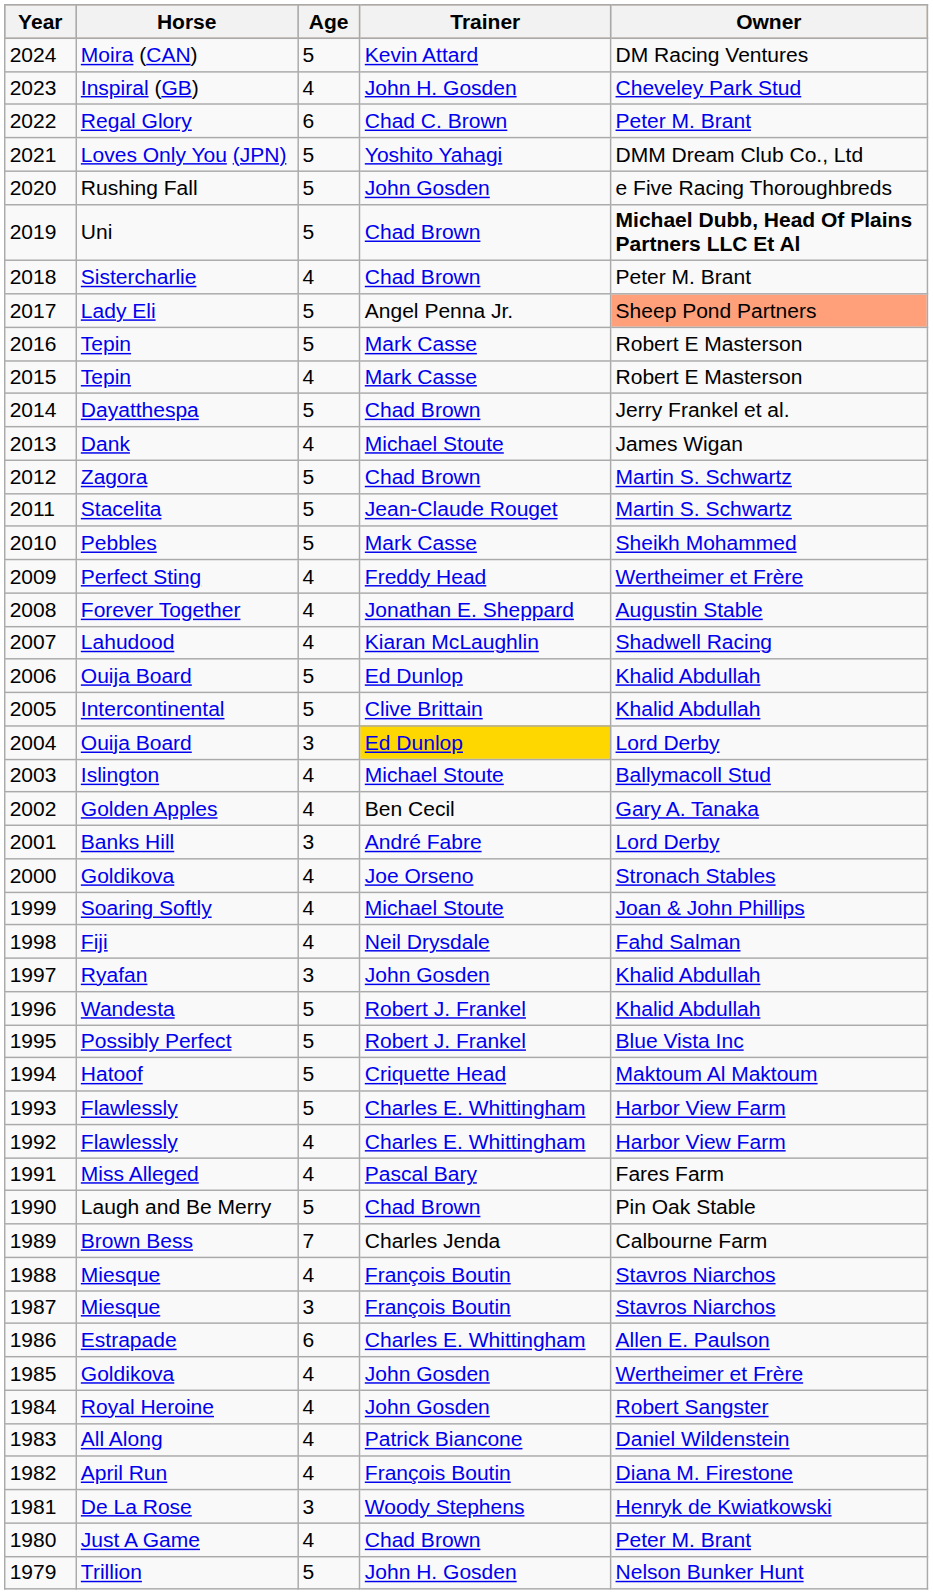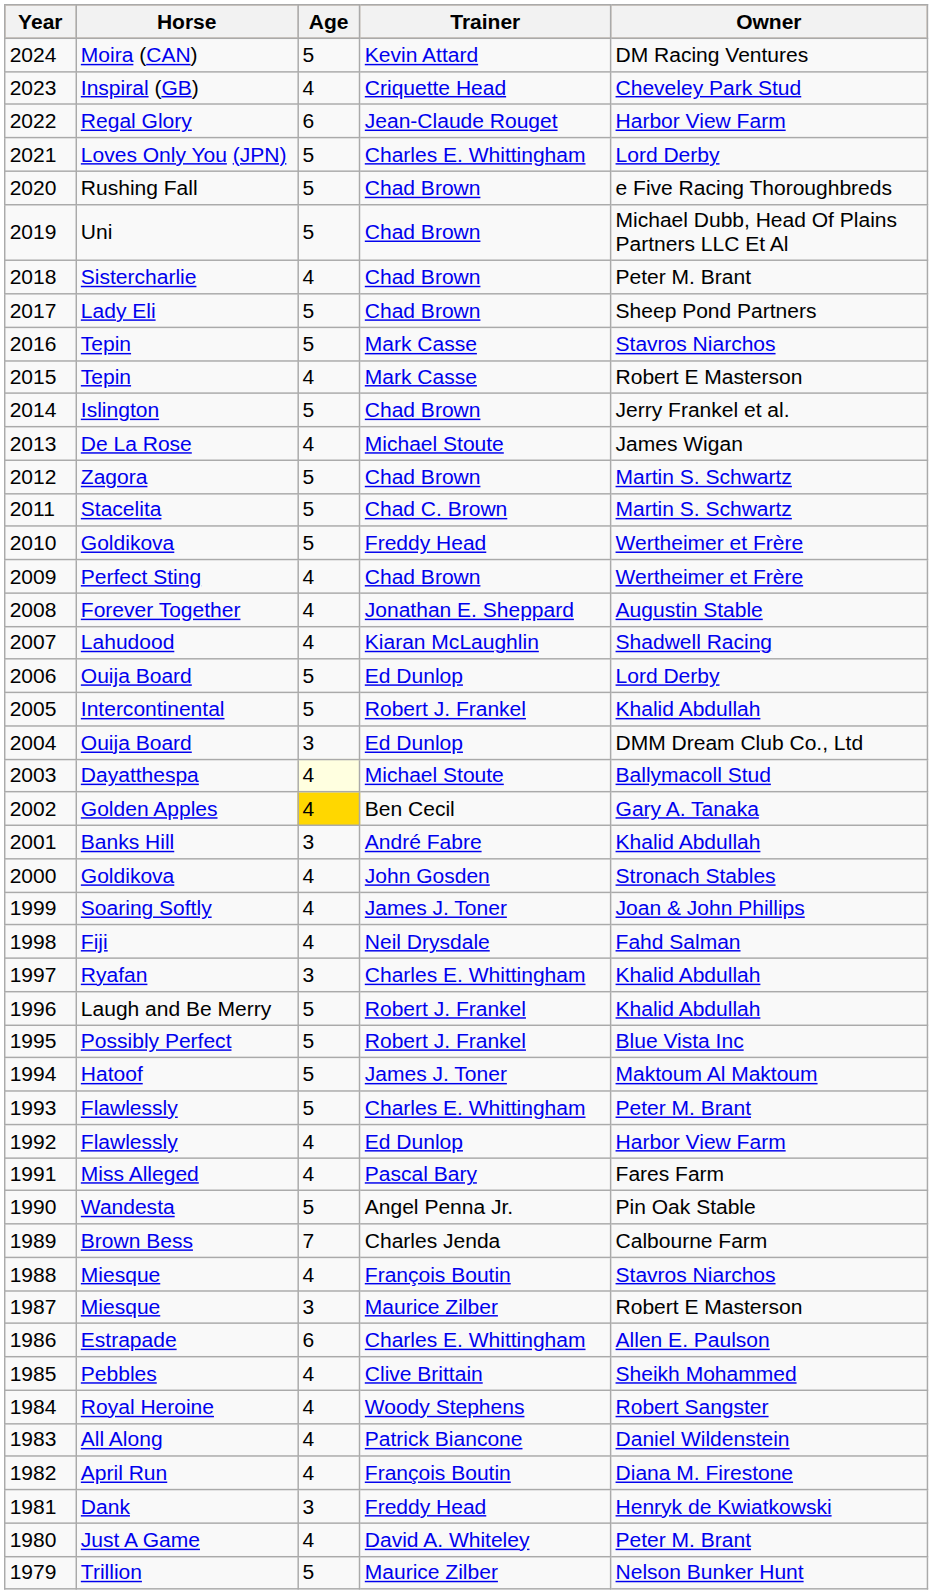(441, 88) John H. Gosden -> (435, 88) Criquette Head
(436, 121) Chad C. Brown -> (461, 121) Jean-Claude Rouget
(683, 121) Peter M. Brant -> (701, 121) Harbor View Farm
(434, 155) Yoshito Yahagi -> (475, 155) Charles E. Whittingham
(739, 155) DMM Dream Club Co., Ltd -> (668, 155) Lord Derby
(427, 188) John Gosden -> (423, 188) Chad Brown
(764, 233) bold -> (756, 233) normal
(439, 311) Angel Penna Jr. -> (423, 311) Chad Brown
(716, 311) lightsalmon background -> (716, 311) no background
(709, 344) Robert E Masterson -> (696, 344) Stavros Niarchos
(140, 410) Dayatthespa -> (120, 410) Islington
(105, 444) Dank -> (136, 444) De La Rose
(461, 510) Jean-Claude Rouget -> (436, 510) Chad C. Brown
(119, 543) Pebbles -> (128, 543) Goldikova
(421, 543) Mark Casse -> (426, 543) Freddy Head
(706, 543) Sheikh Mohammed -> (709, 543) Wertheimer et Frère
(426, 577) Freddy Head -> (423, 577) Chad Brown
(688, 676) Khalid Abdullah -> (668, 676) Lord Derby
(424, 709) Clive Brittain -> (445, 709) Robert J. Frankel
(414, 743) gold background -> (414, 743) no background
(668, 743) Lord Derby -> (739, 743) DMM Dream Club Co., Ltd
(120, 776) Islington -> (140, 776) Dayatthespa
(308, 776) no background -> (308, 776) lightyellow background
(308, 809) no background -> (308, 809) gold background
(668, 842) Lord Derby -> (688, 842) Khalid Abdullah
(419, 875) Joe Orseno -> (427, 875) John Gosden
(434, 909) Michael Stoute -> (436, 909) James J. Toner
(427, 975) John Gosden -> (475, 975) Charles E. Whittingham
(128, 1008) Wandesta -> (176, 1008) Laugh and Be Merry
(435, 1075) Criquette Head -> (436, 1075) James J. Toner
(701, 1108) Harbor View Farm -> (683, 1108) Peter M. Brant
(475, 1141) Charles E. Whittingham -> (414, 1141) Ed Dunlop
(176, 1208) Laugh and Be Merry -> (128, 1208) Wandesta
(423, 1208) Chad Brown -> (439, 1208) Angel Penna Jr.
(438, 1307) François Boutin -> (431, 1307) Maurice Zilber
(696, 1307) Stavros Niarchos -> (709, 1307) Robert E Masterson
(128, 1374) Goldikova -> (119, 1374) Pebbles
(427, 1374) John Gosden -> (424, 1374) Clive Brittain
(709, 1374) Wertheimer et Frère -> (706, 1374) Sheikh Mohammed
(427, 1407) John Gosden -> (445, 1407) Woody Stephens
(136, 1507) De La Rose -> (105, 1507) Dank
(445, 1507) Woody Stephens -> (426, 1507) Freddy Head
(423, 1540) Chad Brown -> (447, 1540) David A. Whiteley
(441, 1573) John H. Gosden -> (431, 1573) Maurice Zilber
